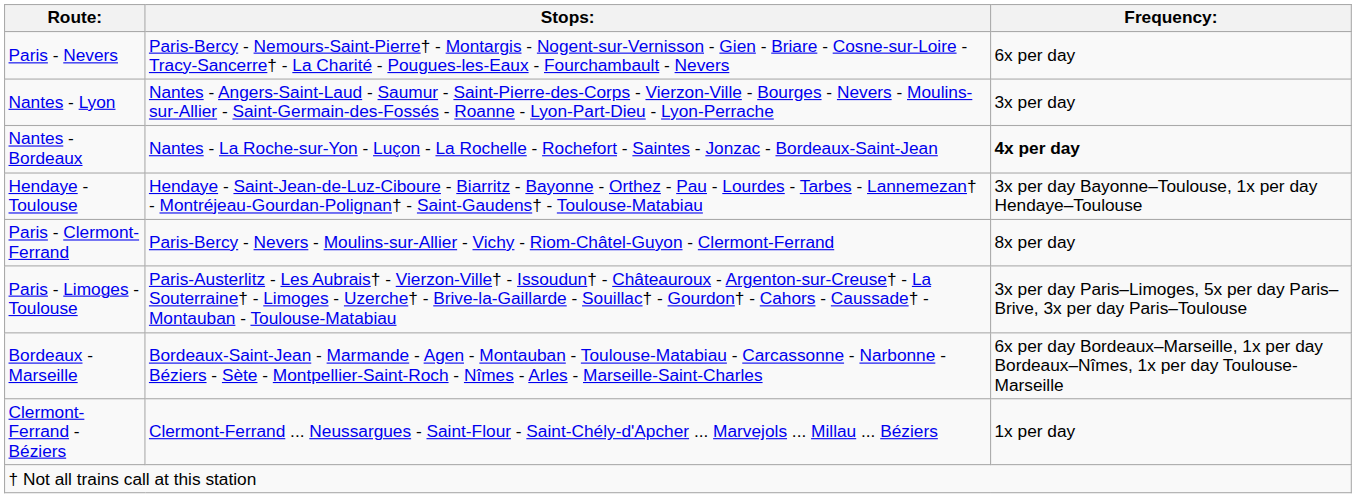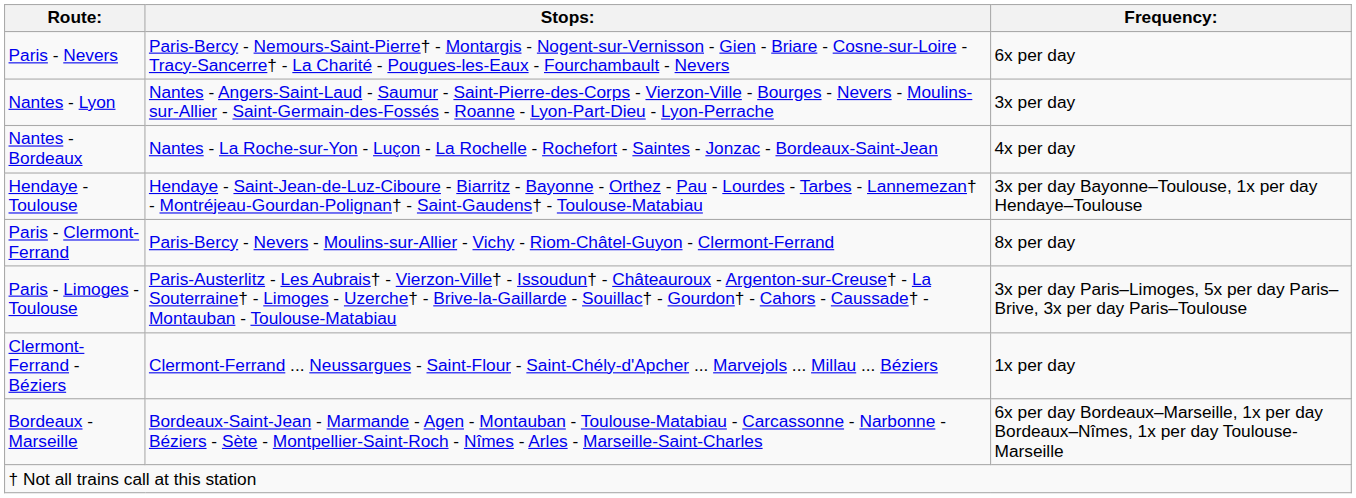(1037, 149) bold -> (1035, 149) normal
rows swapped: (51, 365) <-> (46, 431)
